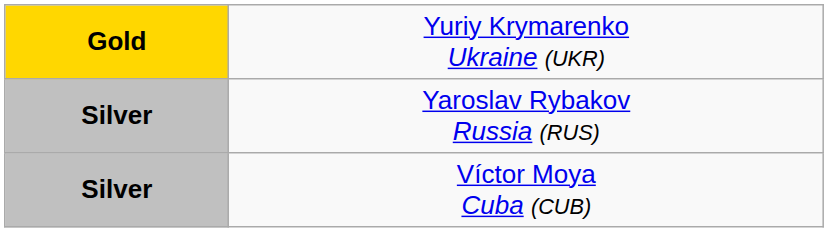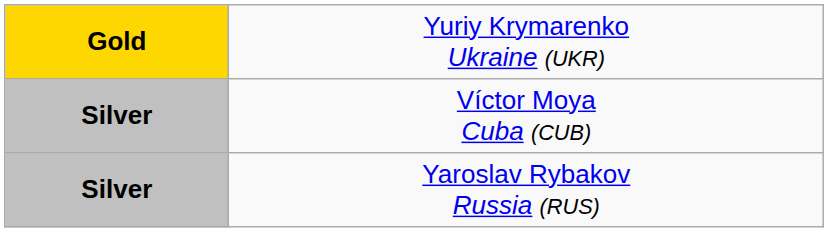rows swapped: (526, 189) <-> (526, 115)
